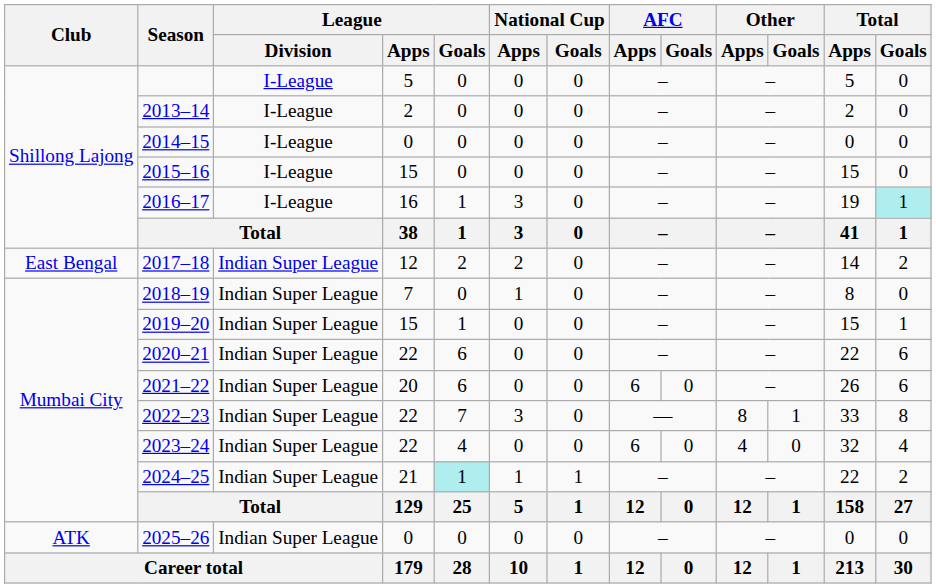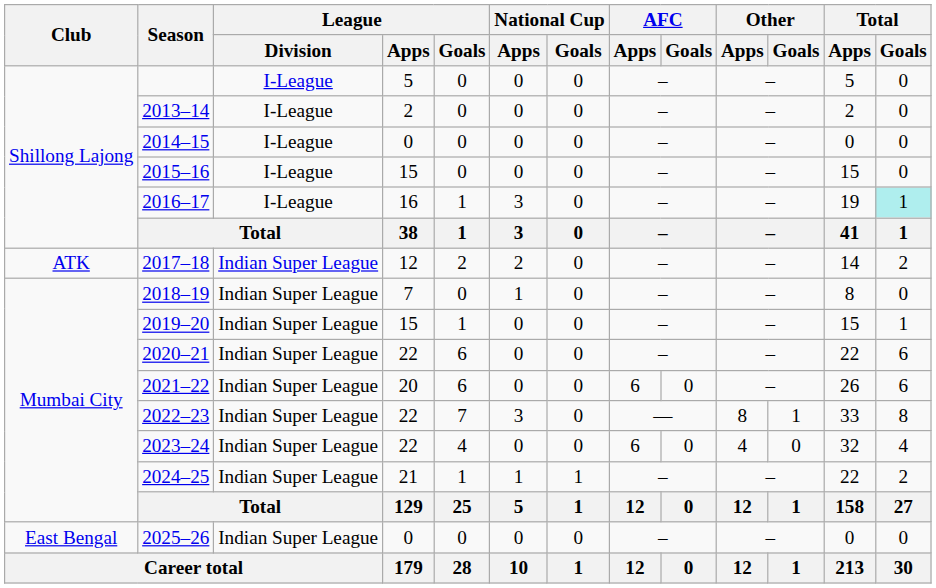(71, 263) East Bengal -> (71, 263) ATK
(462, 476) paleturquoise background -> (462, 476) no background
(71, 537) ATK -> (71, 537) East Bengal
